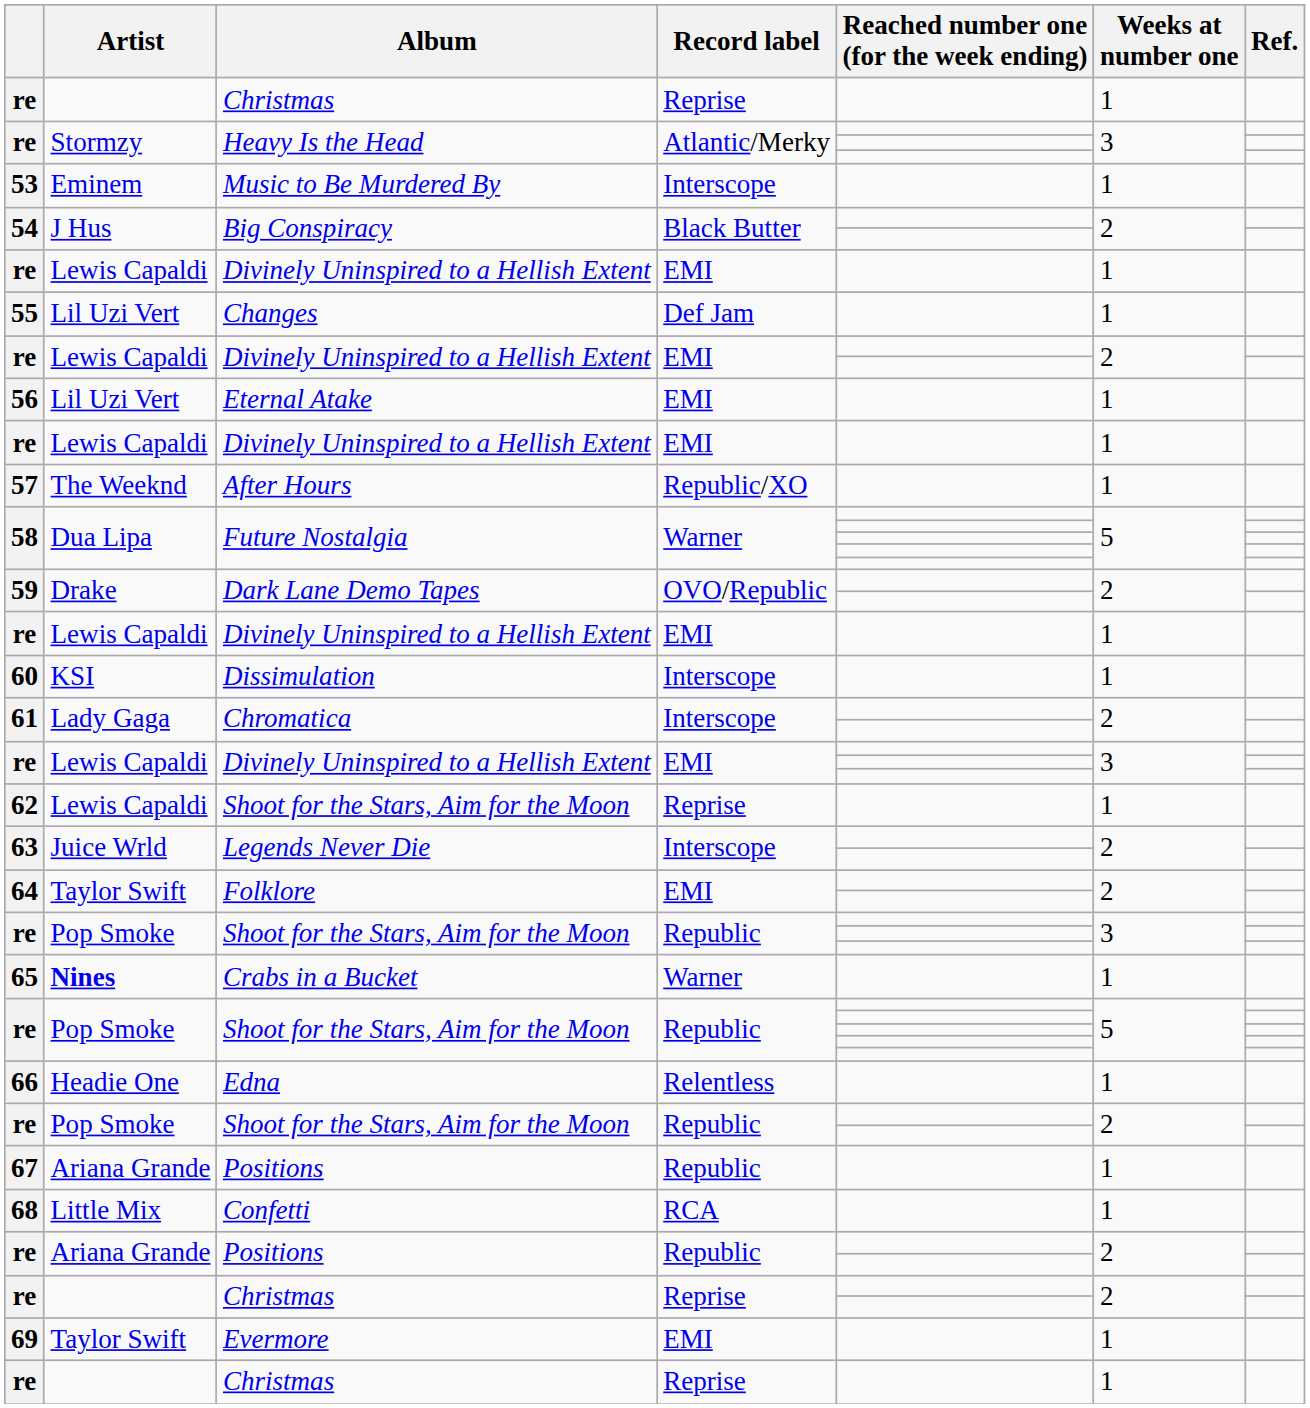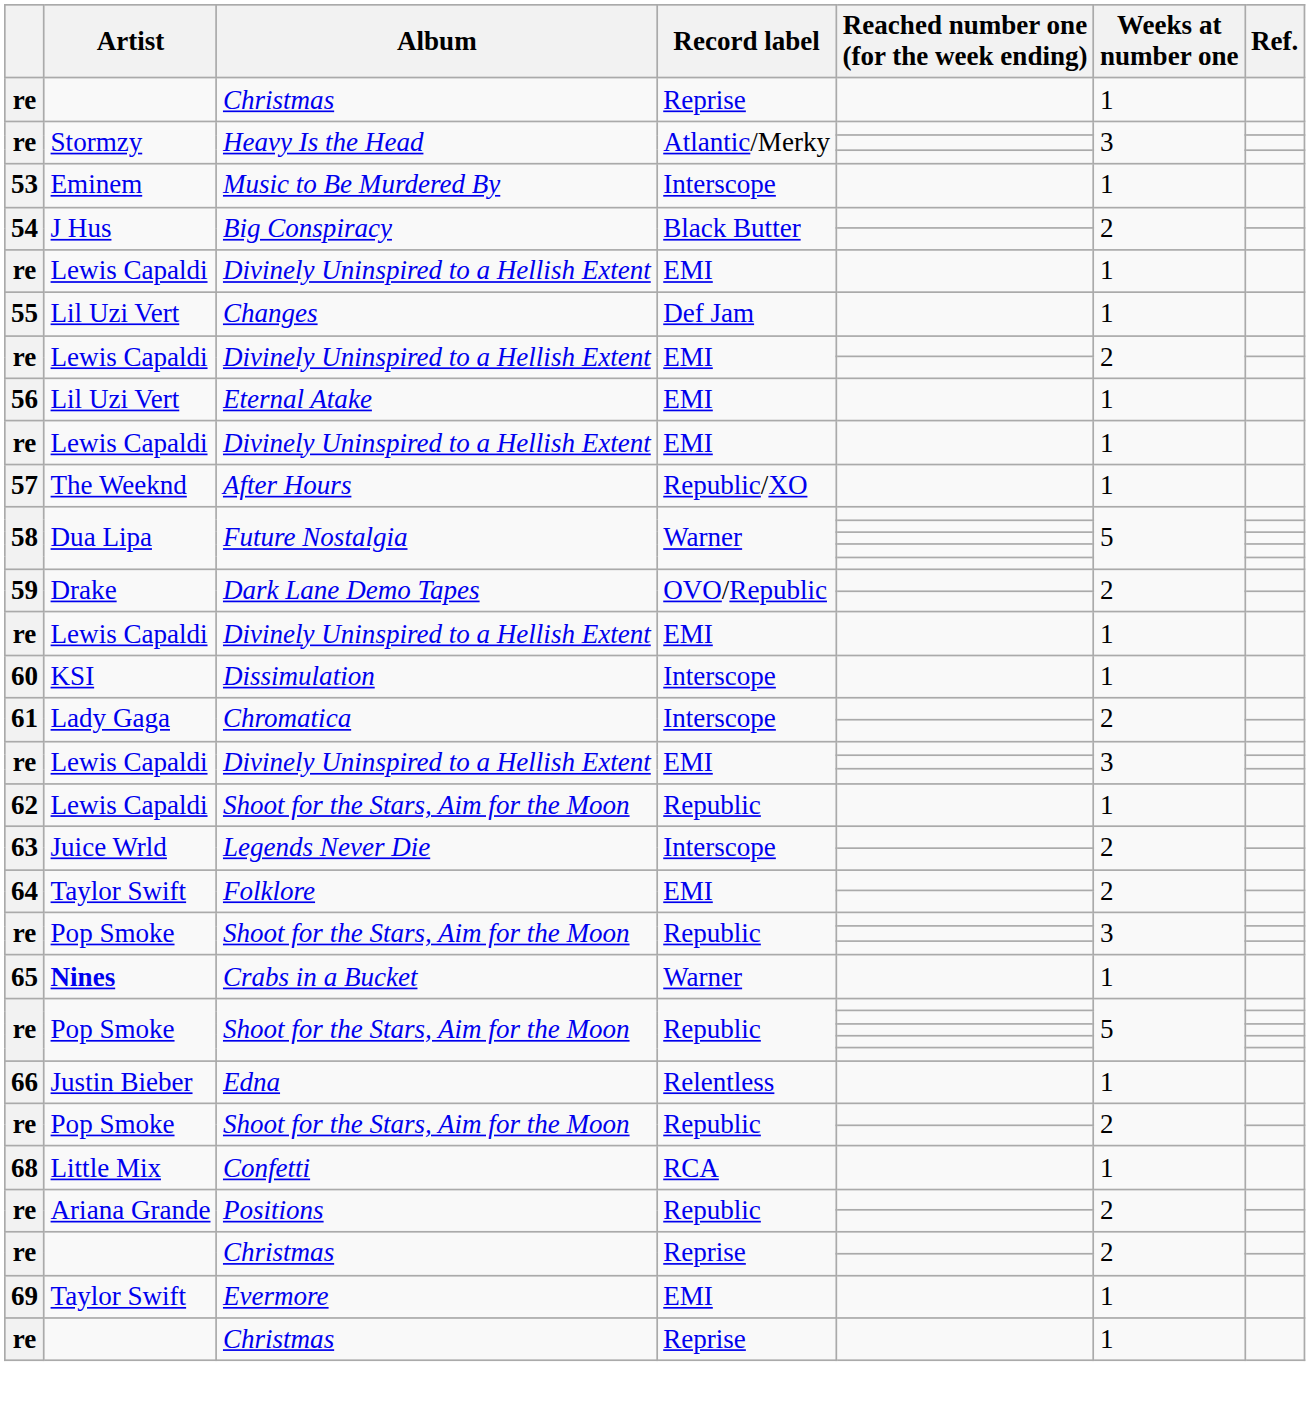(705, 804) Reprise -> (712, 804) Republic
(115, 1081) Headie One -> (122, 1081) Justin Bieber
- row: (25, 1167)
